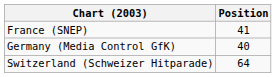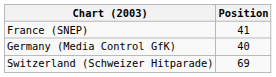(244, 64) 64 -> (244, 64) 69
